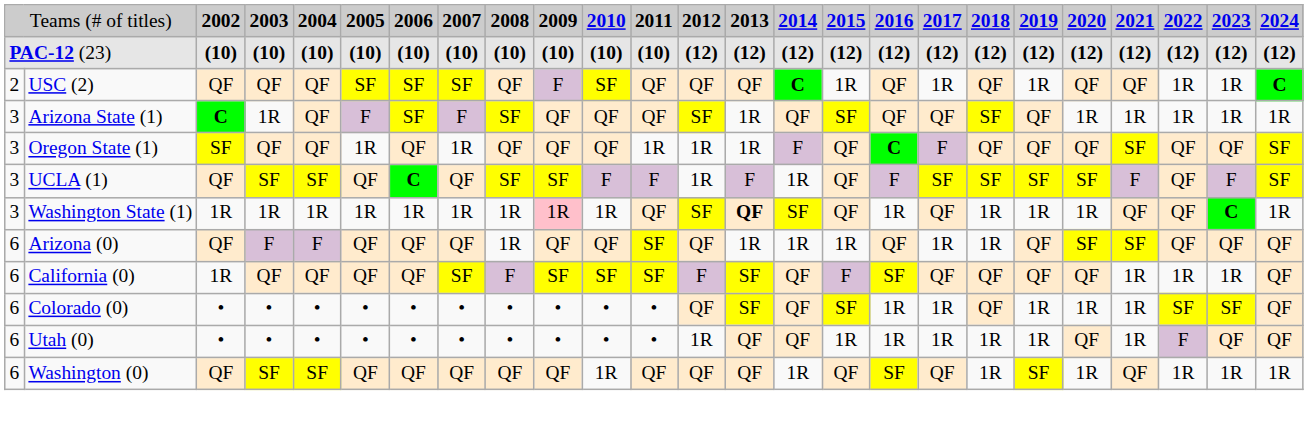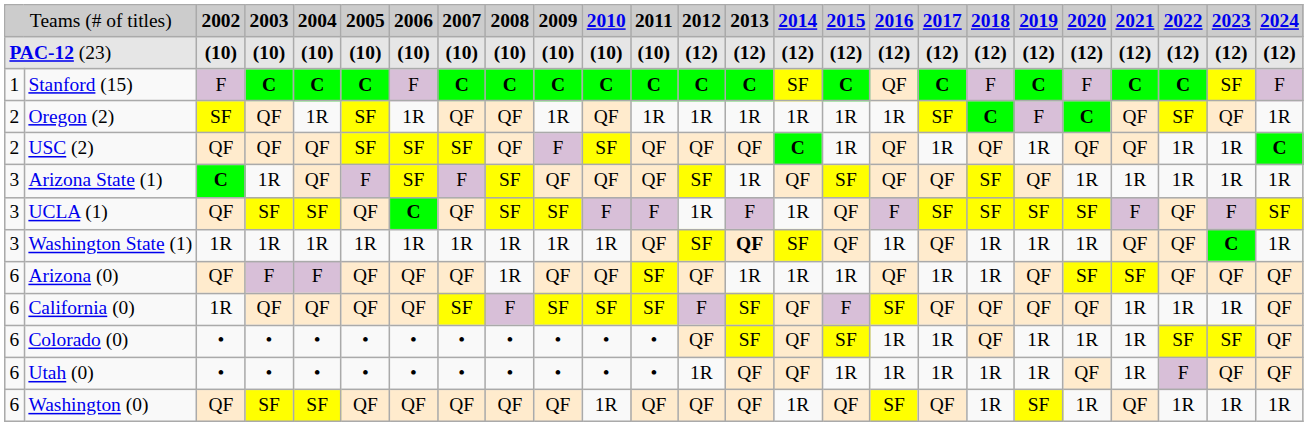+ row: (81, 84)
+ row: (71, 116)
- row: (93, 148)
(558, 212) pink background -> (558, 244) no background
